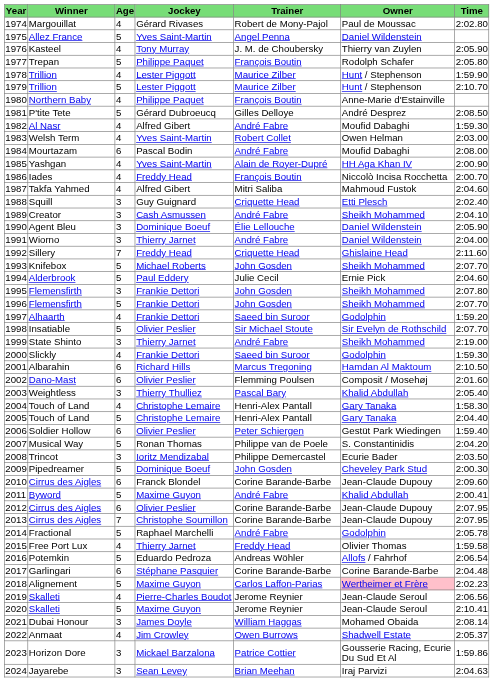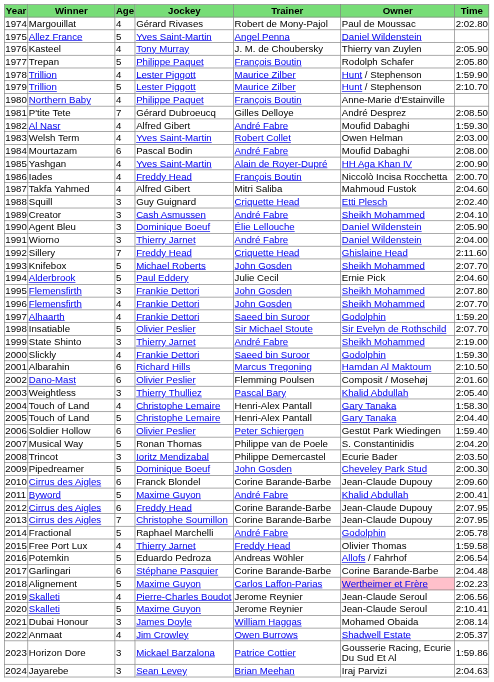(119, 113) 5 -> (119, 113) 7
(119, 303) 5 -> (119, 303) 4
(166, 507) Olivier Peslier -> (164, 507) Freddy Head
